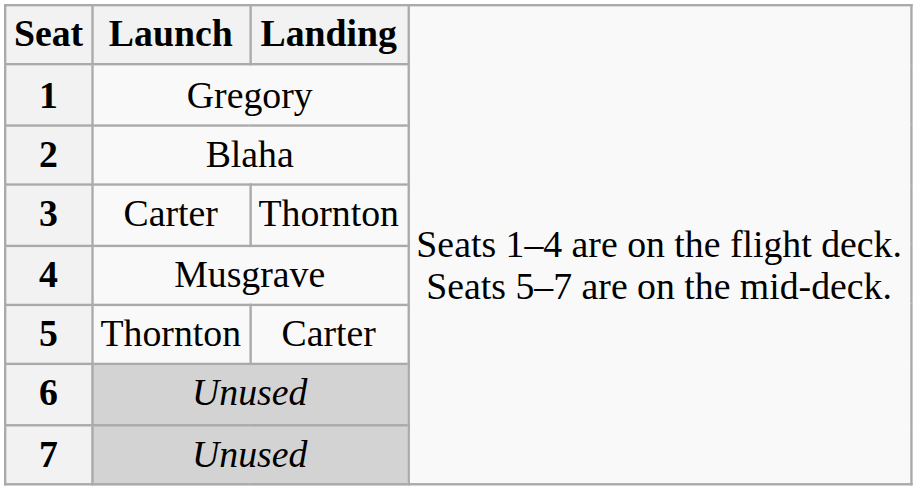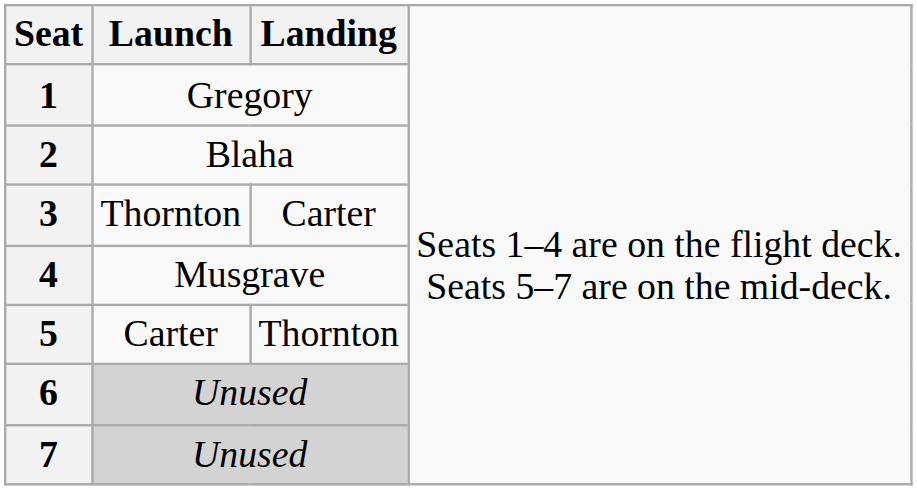(171, 214) Carter -> (171, 214) Thornton
(329, 214) Thornton -> (329, 214) Carter
(171, 333) Thornton -> (171, 333) Carter
(329, 333) Carter -> (329, 333) Thornton
